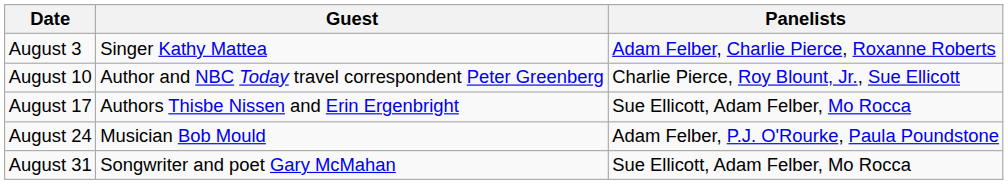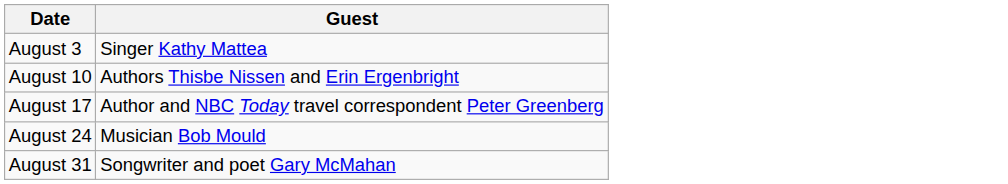- column: (806, 19)
(352, 77) Author and NBC Today travel correspondent Peter Greenberg -> (280, 77) Authors Thisbe Nissen and Erin Ergenbright
(280, 106) Authors Thisbe Nissen and Erin Ergenbright -> (352, 106) Author and NBC Today travel correspondent Peter Greenberg
